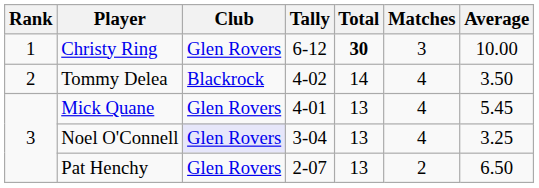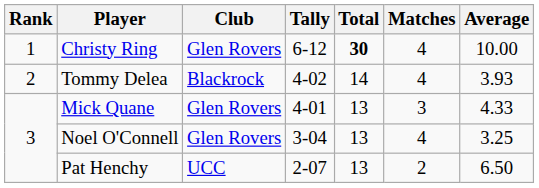(422, 49) 3 -> (422, 49) 4
(497, 78) 3.50 -> (497, 78) 3.93
(422, 108) 4 -> (422, 108) 3
(497, 108) 5.45 -> (497, 108) 4.33
(234, 138) lavender background -> (234, 138) no background
(234, 167) Glen Rovers -> (206, 167) UCC
